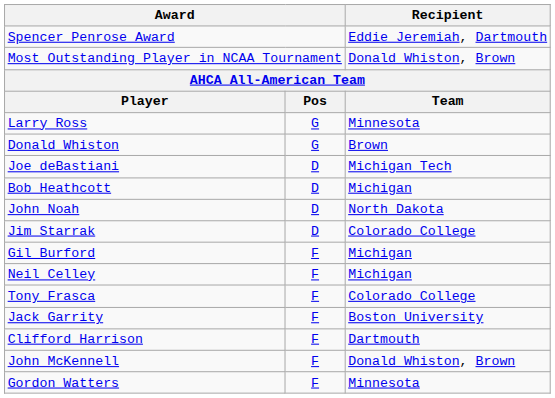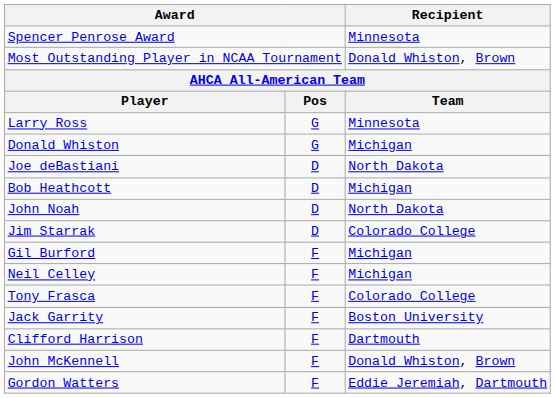(448, 37) Eddie Jeremiah, Dartmouth -> (384, 37) Minnesota
(368, 145) Brown -> (380, 145) Michigan
(400, 167) Michigan Tech -> (396, 167) North Dakota
(384, 383) Minnesota -> (448, 383) Eddie Jeremiah, Dartmouth
